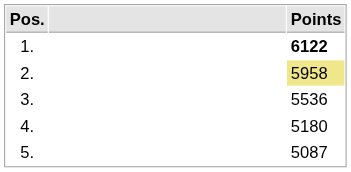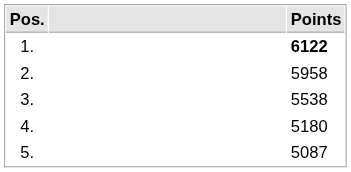(309, 73) khaki background -> (309, 73) no background
(309, 99) 5536 -> (309, 99) 5538
